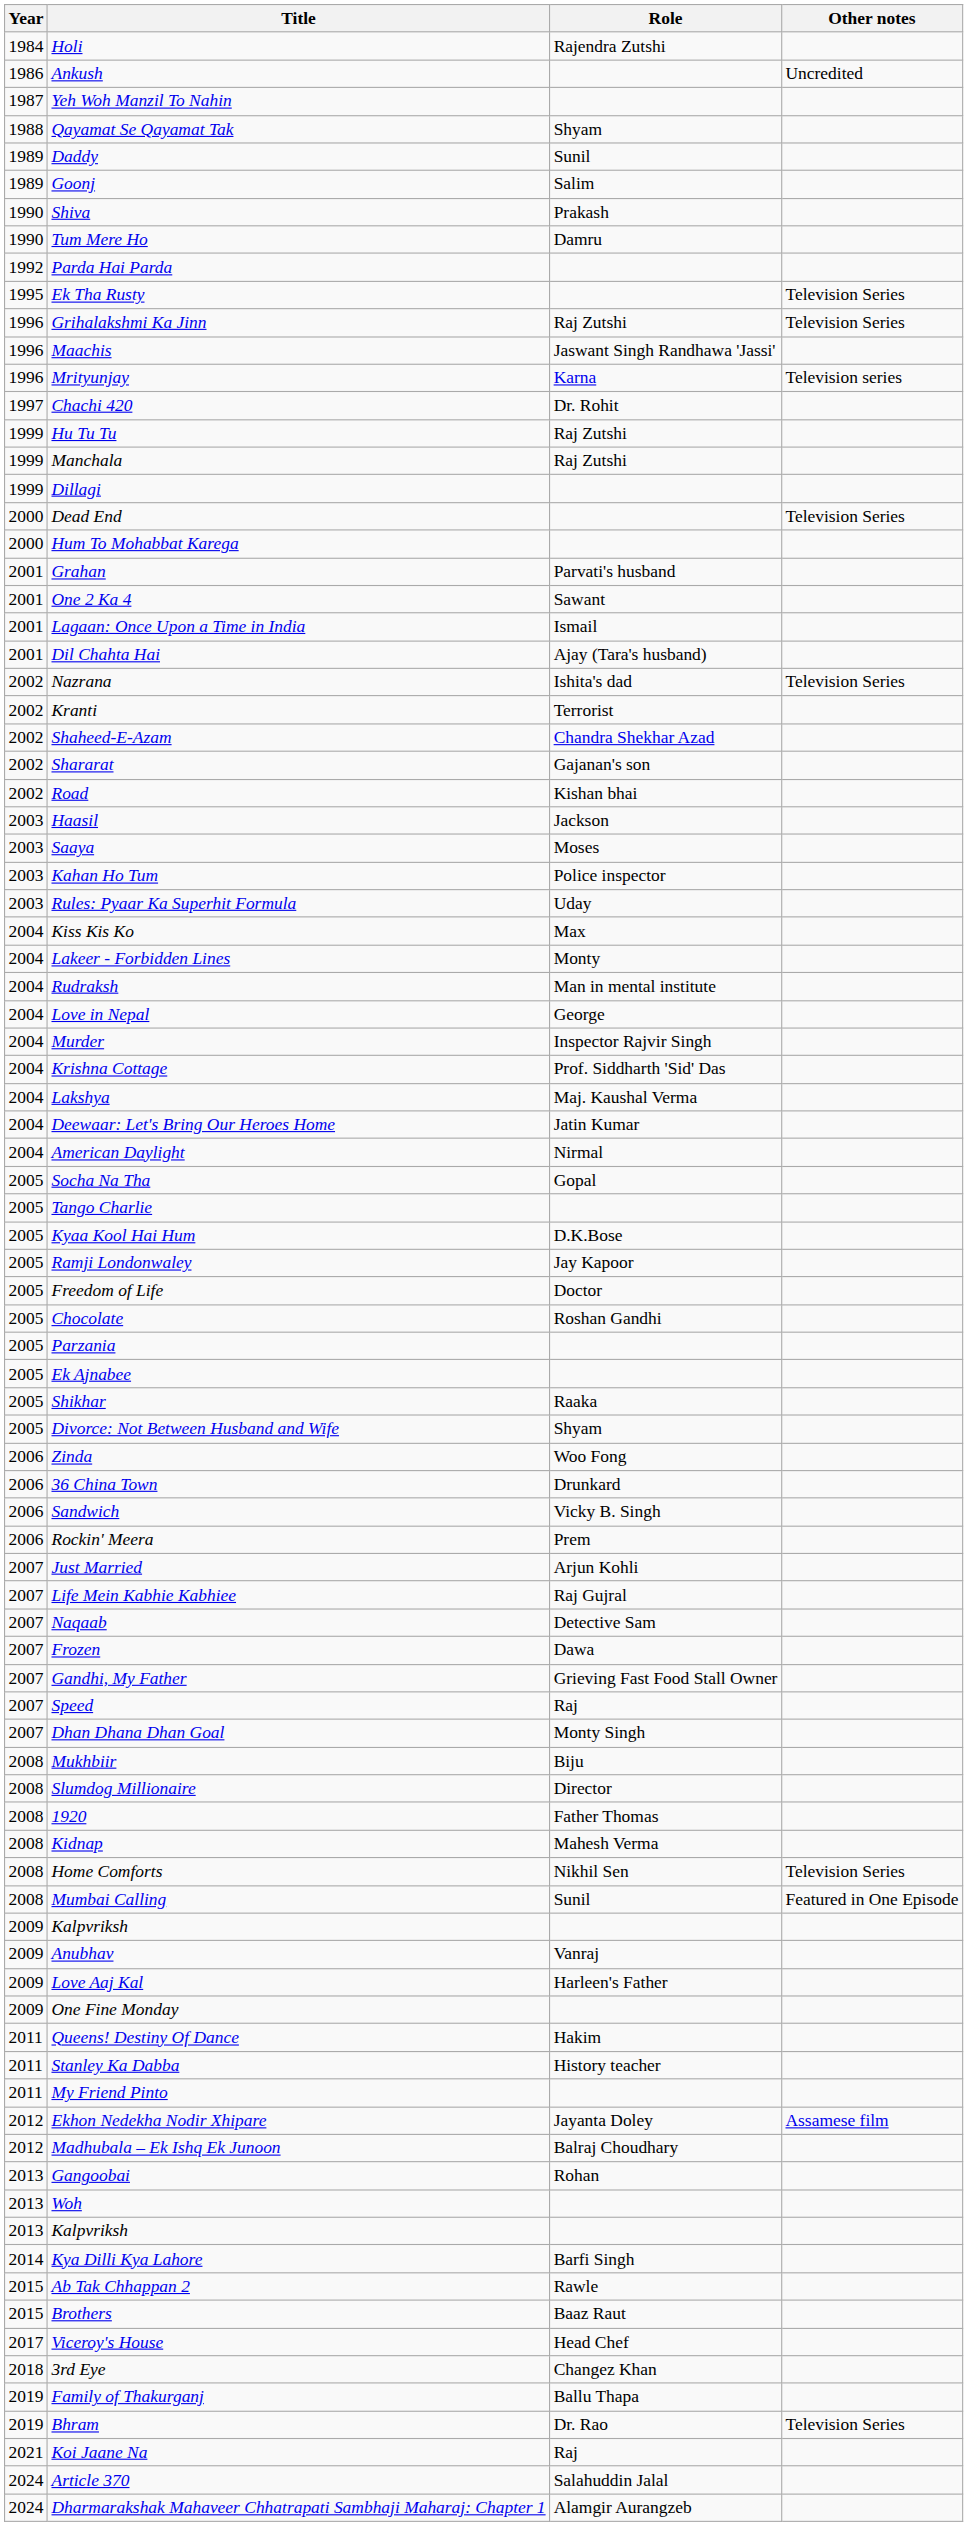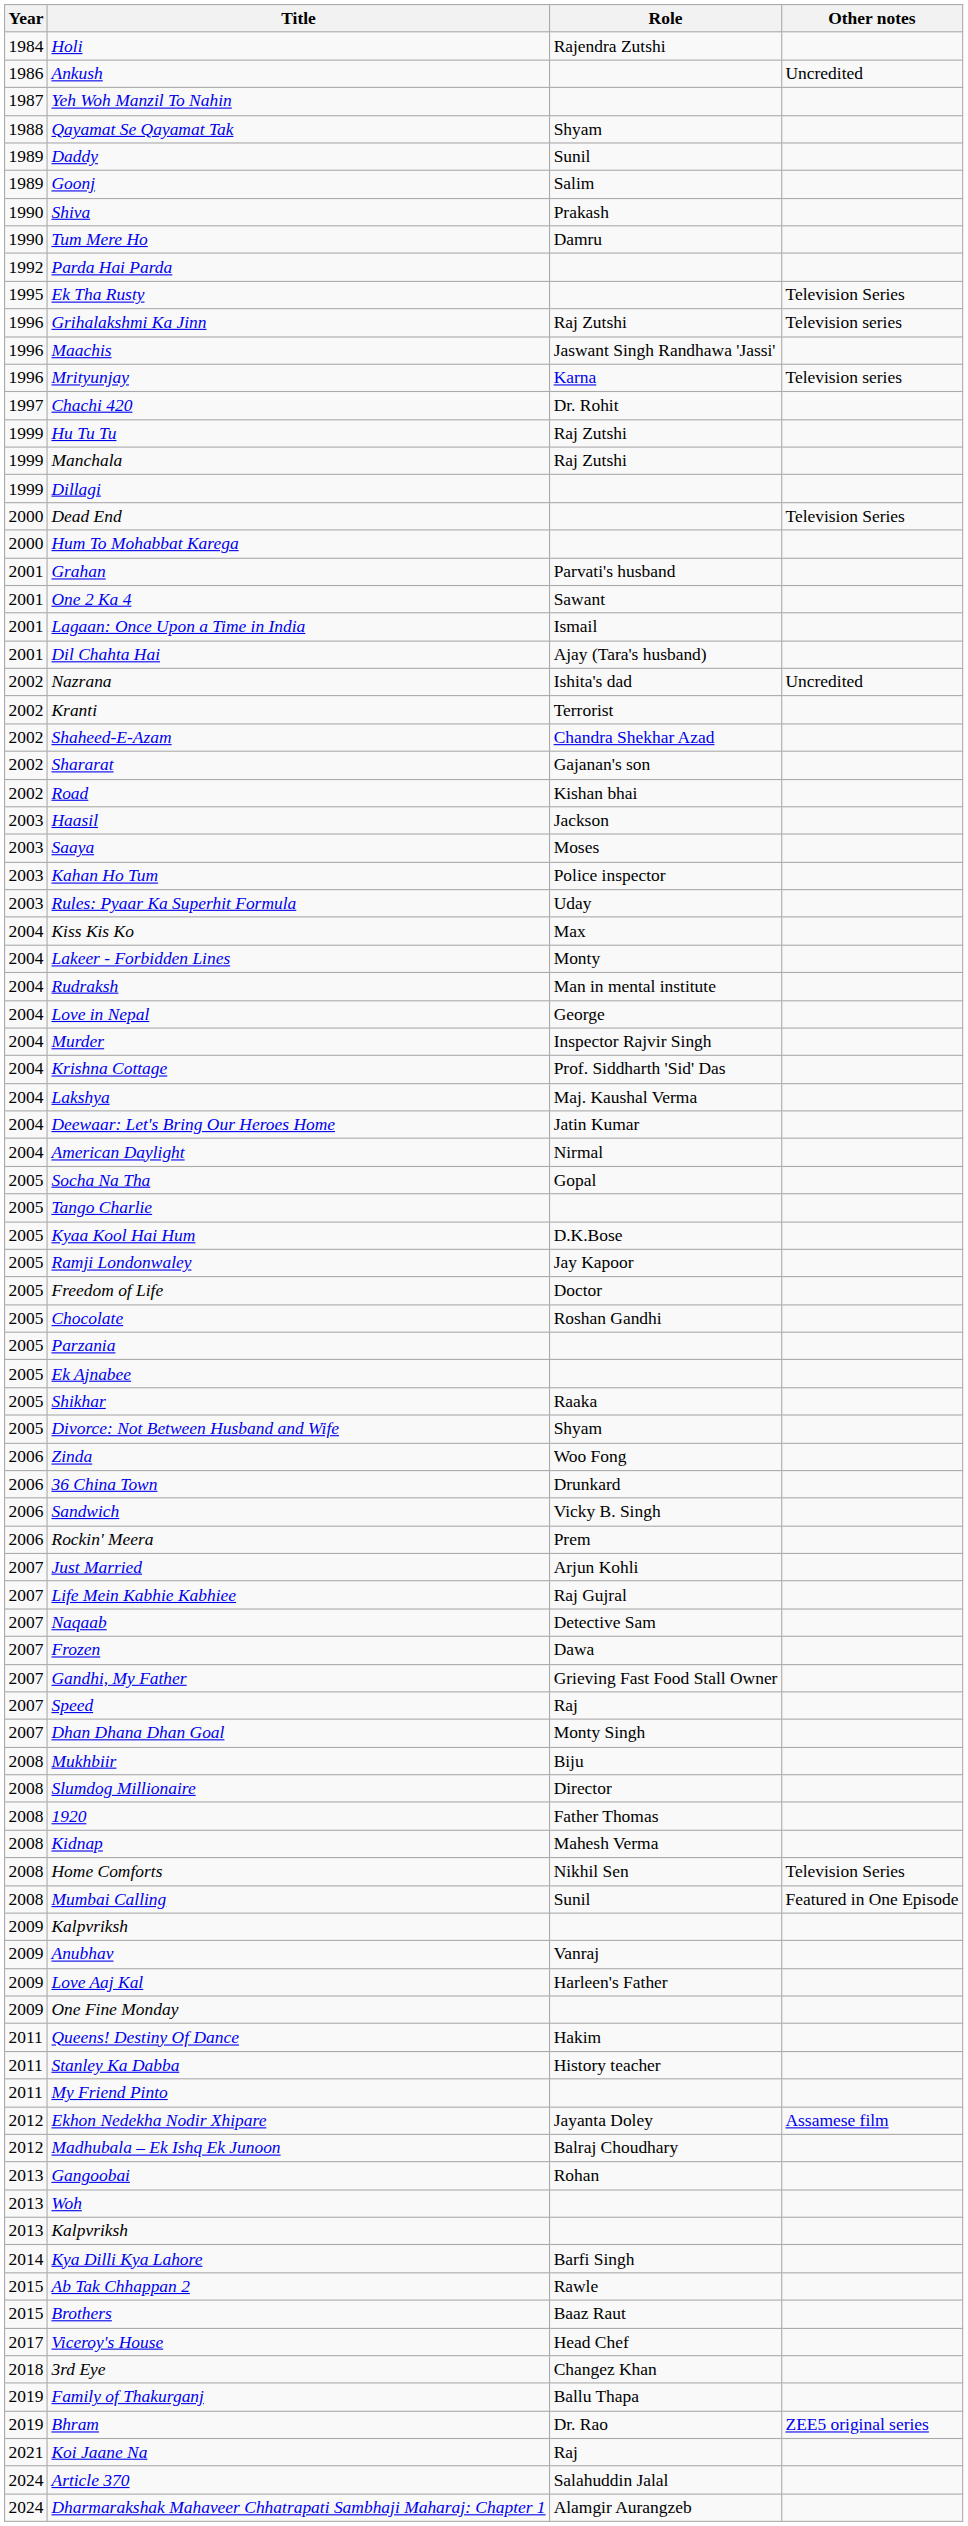(845, 322) Television Series -> (844, 322) Television series
(845, 682) Television Series -> (824, 682) Uncredited
(845, 2424) Television Series -> (857, 2424) ZEE5 original series
